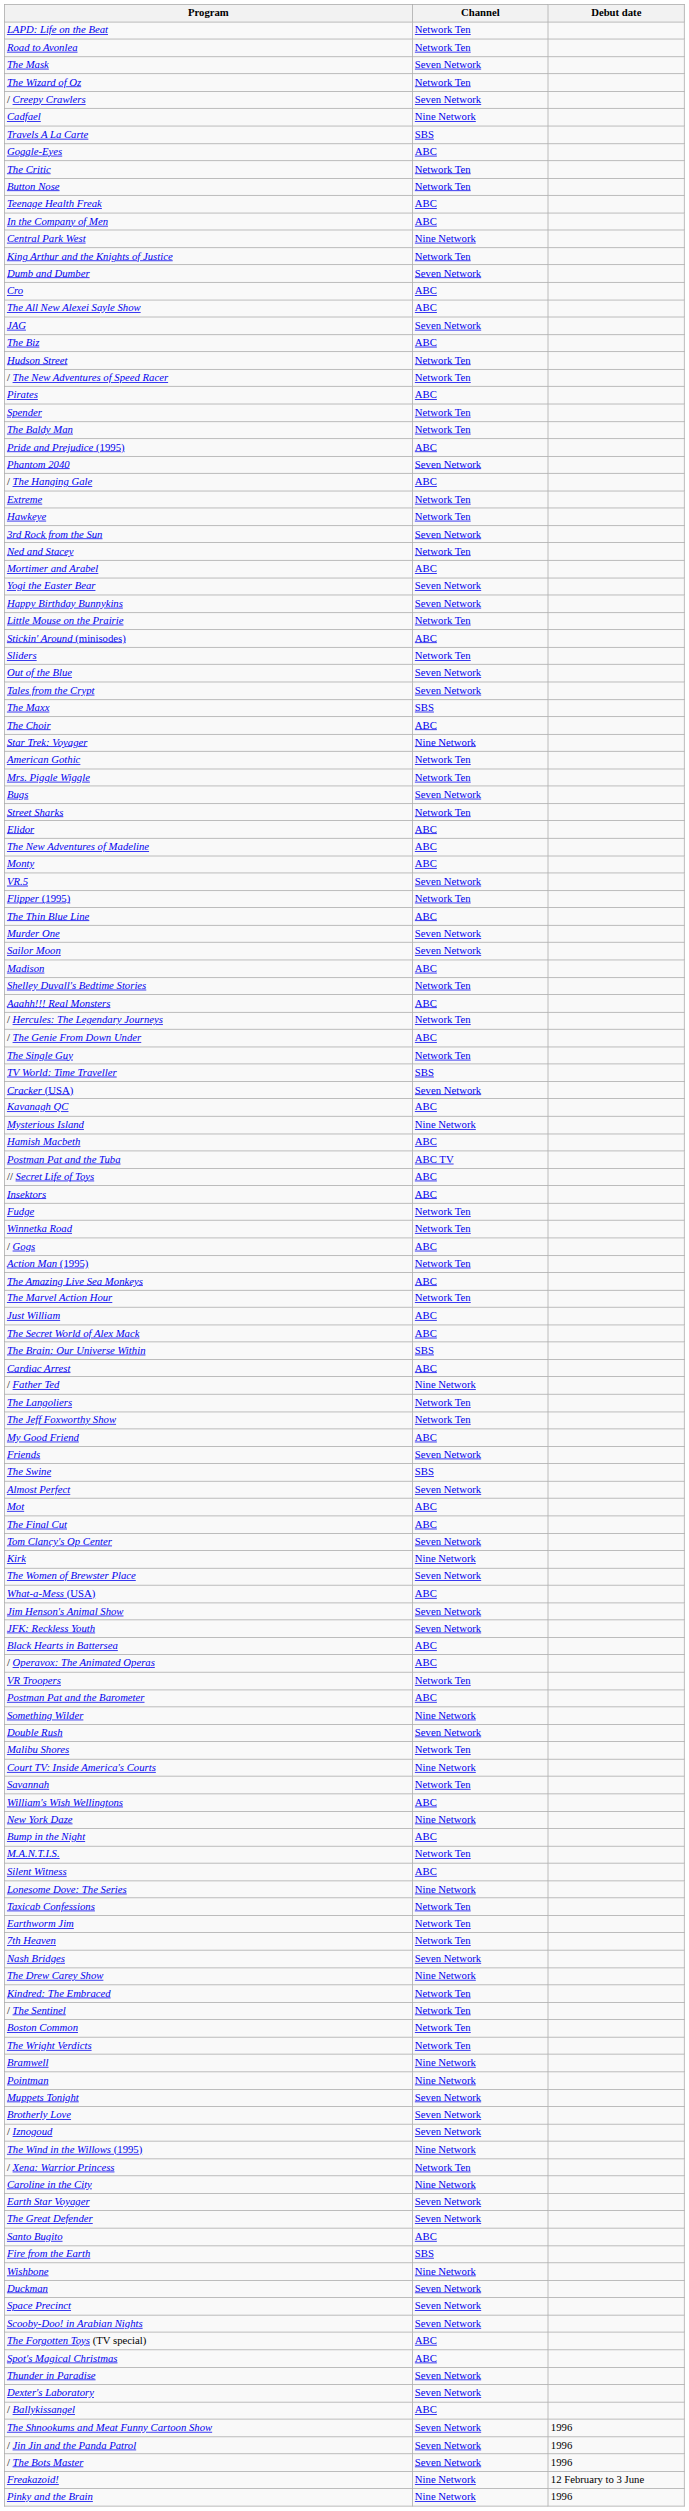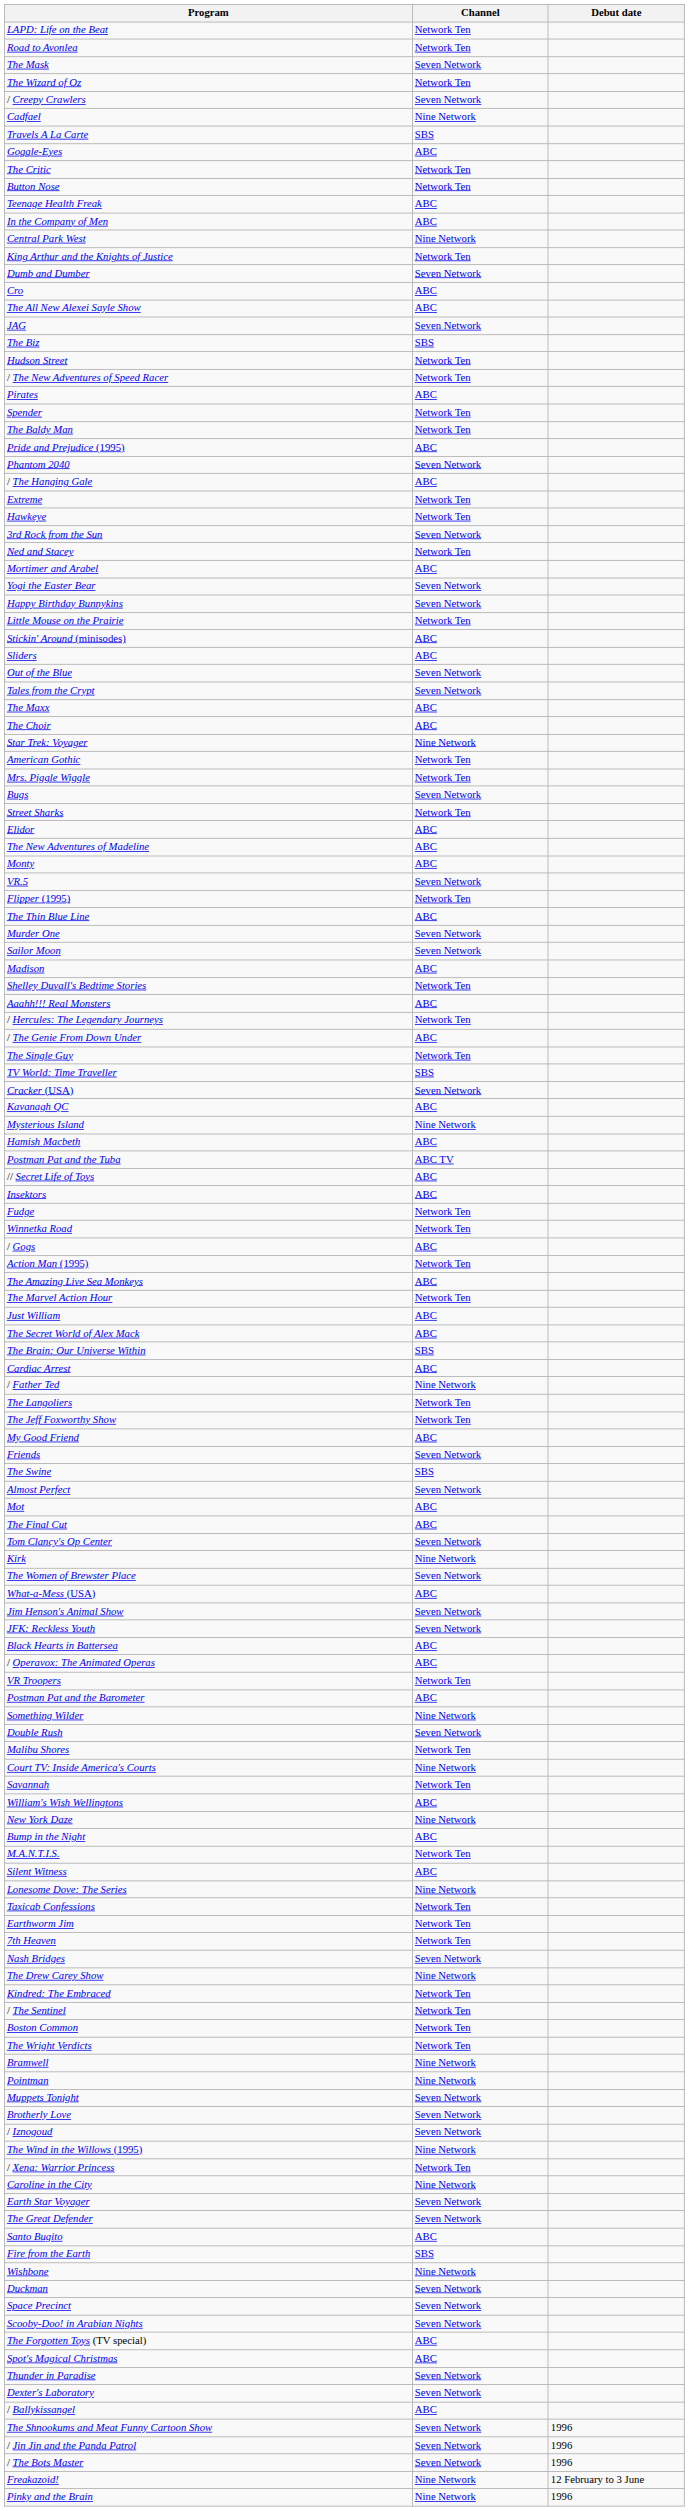(426, 343) ABC -> (424, 343) SBS
(443, 655) Network Ten -> (426, 655) ABC
(424, 708) SBS -> (426, 708) ABC
